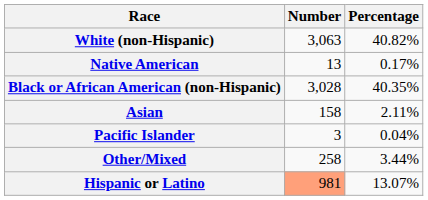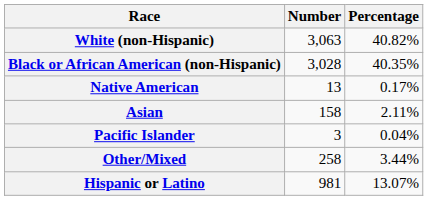rows swapped: (144, 87) <-> (144, 64)
(330, 183) lightsalmon background -> (330, 183) no background
